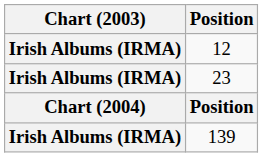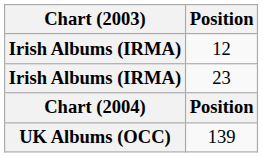(95, 136) Irish Albums (IRMA) -> (95, 136) UK Albums (OCC)
